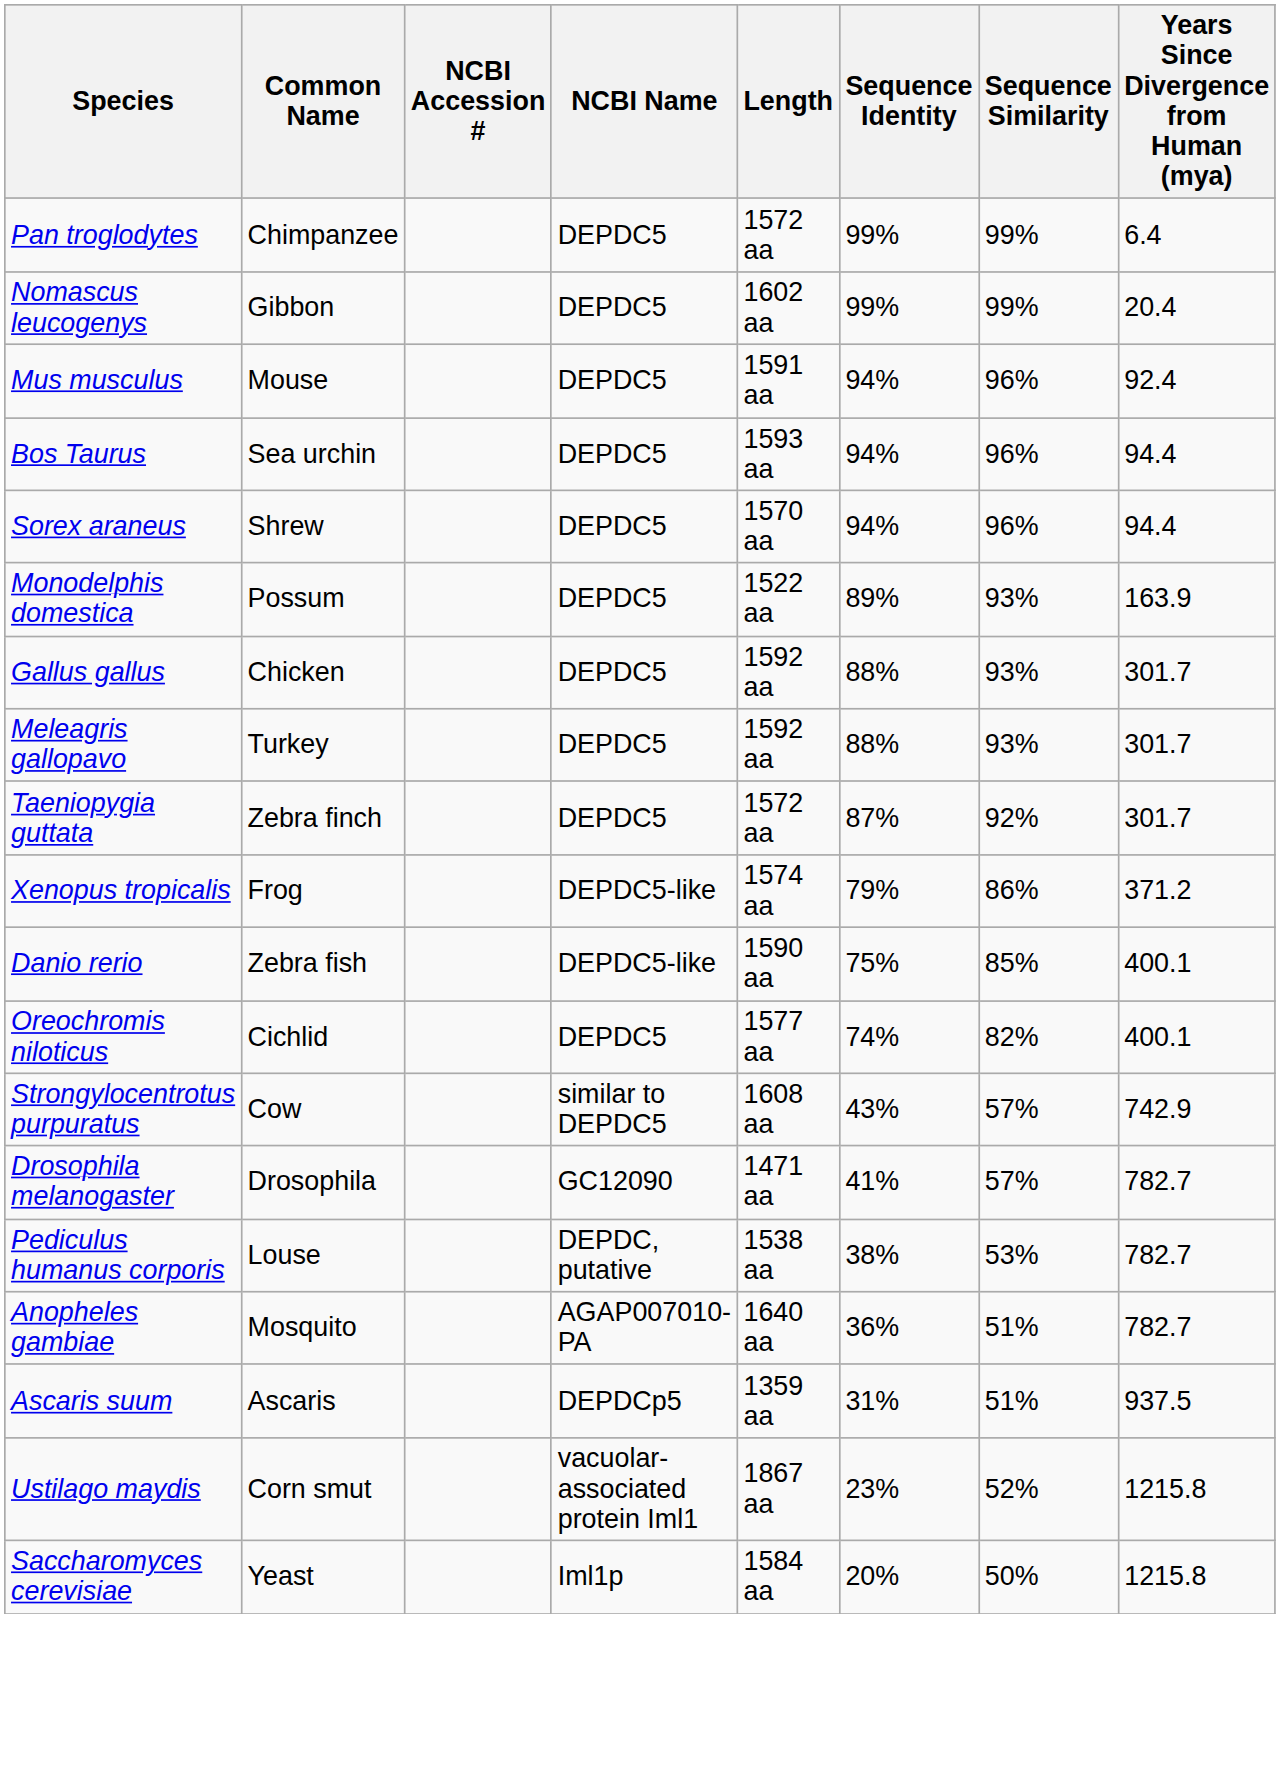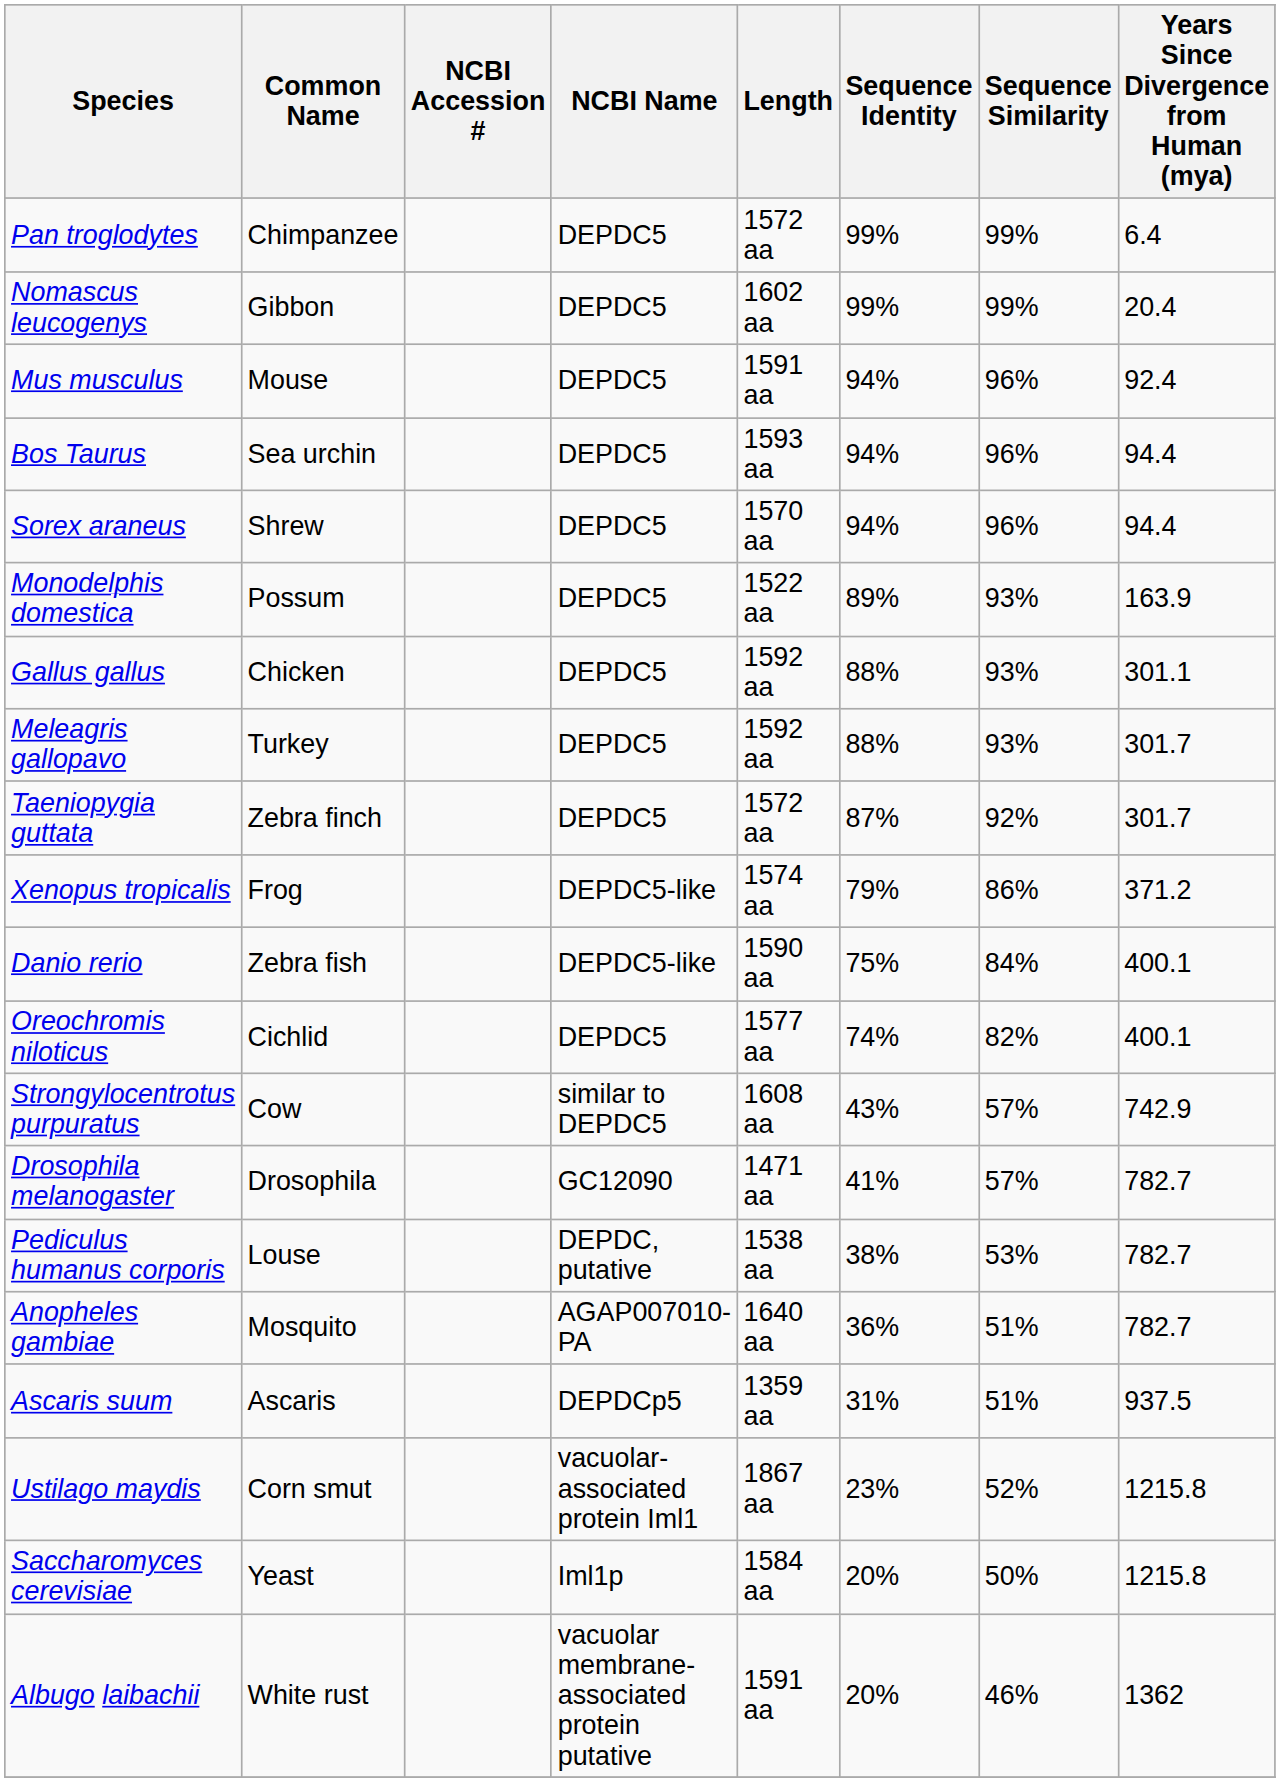(1158, 671) 301.7 -> (1158, 671) 301.1
(1012, 963) 85% -> (1012, 963) 84%
+ row: (105, 1694)
